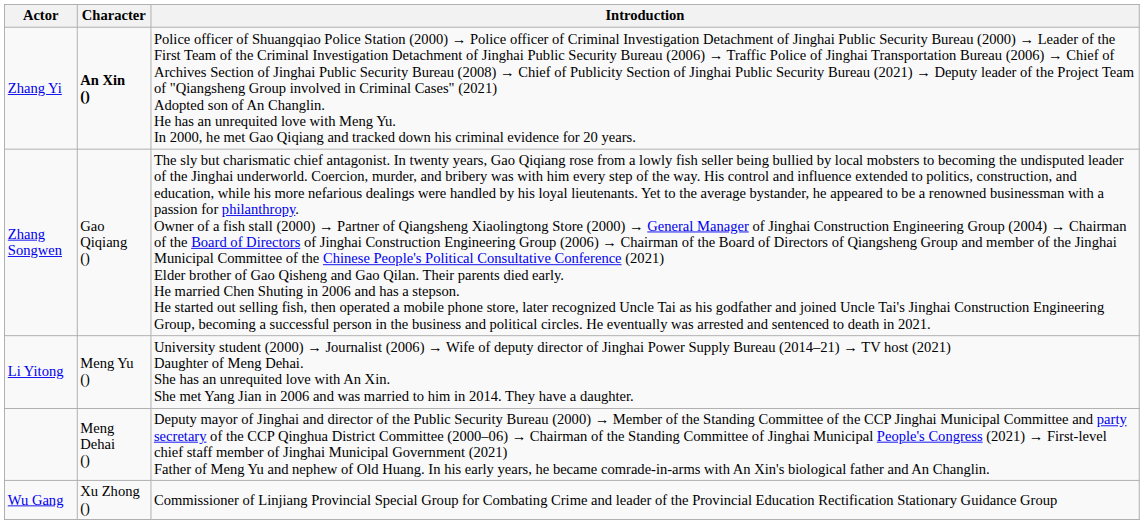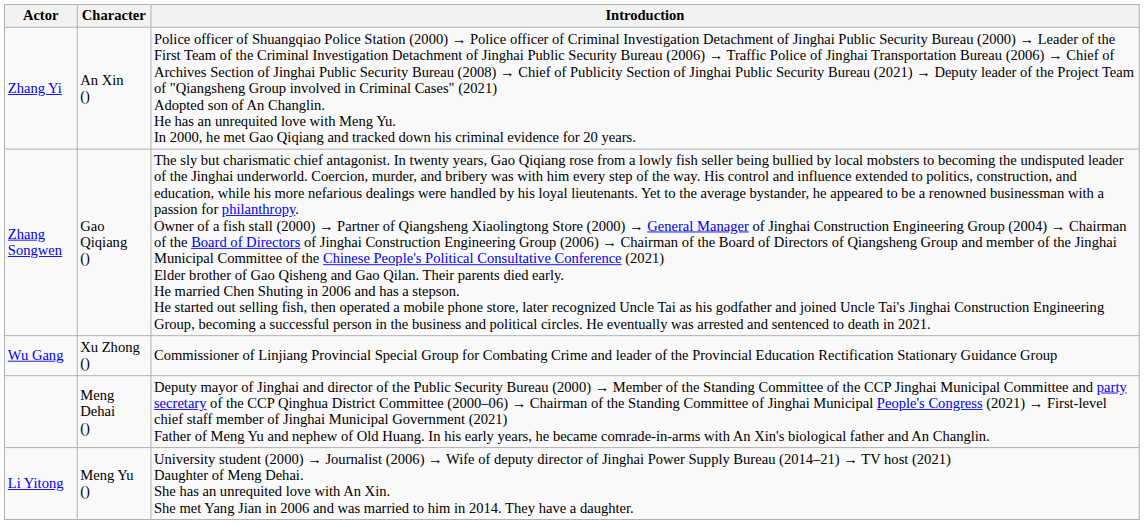(103, 88) bold -> (102, 88) normal
rows swapped: (36, 371) <-> (36, 500)
